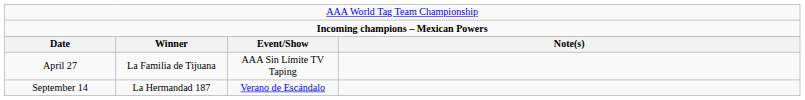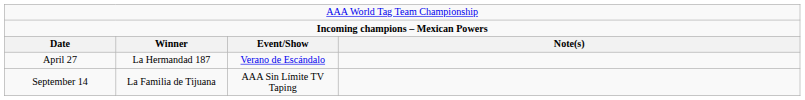(171, 66) La Familia de Tijuana -> (171, 60) La Hermandad 187
(283, 66) AAA Sin Límite TV Taping -> (283, 60) Verano de Escándalo
(171, 87) La Hermandad 187 -> (171, 82) La Familia de Tijuana
(283, 87) Verano de Escándalo -> (283, 82) AAA Sin Límite TV Taping
